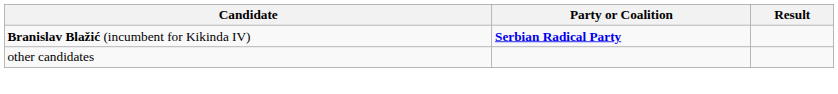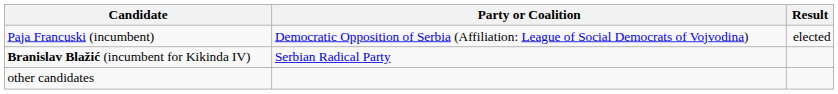+ row: (81, 36)
(558, 36) bold -> (333, 57) normal
